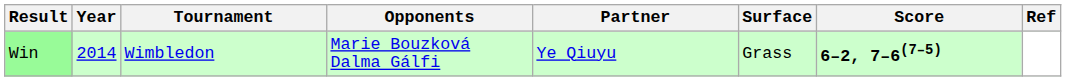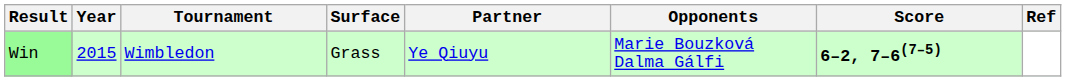columns swapped: (777, 17) <-> (429, 17)
(97, 53) 2014 -> (97, 53) 2015
